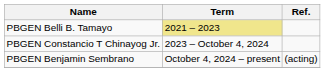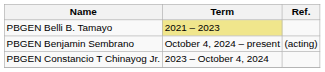rows swapped: (83, 43) <-> (70, 59)
